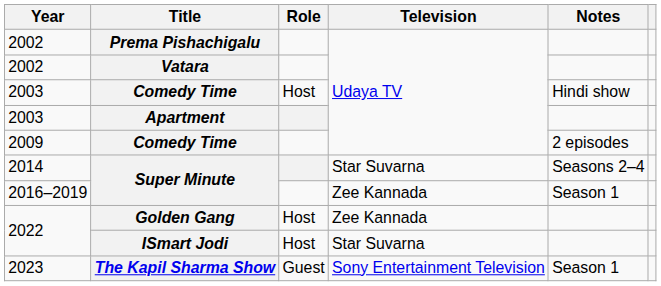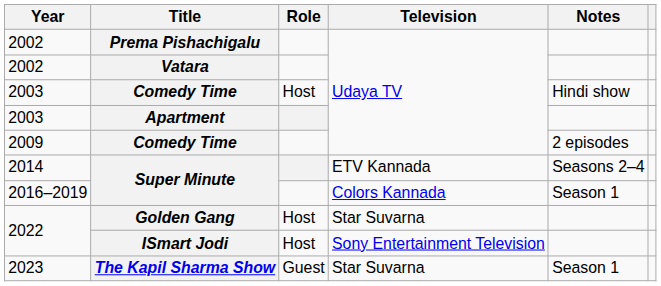(378, 167) Star Suvarna -> (381, 167) ETV Kannada
(380, 192) Zee Kannada -> (389, 192) Colors Kannada
(380, 218) Zee Kannada -> (378, 218) Star Suvarna
(378, 243) Star Suvarna -> (438, 243) Sony Entertainment Television
(438, 268) Sony Entertainment Television -> (378, 268) Star Suvarna
